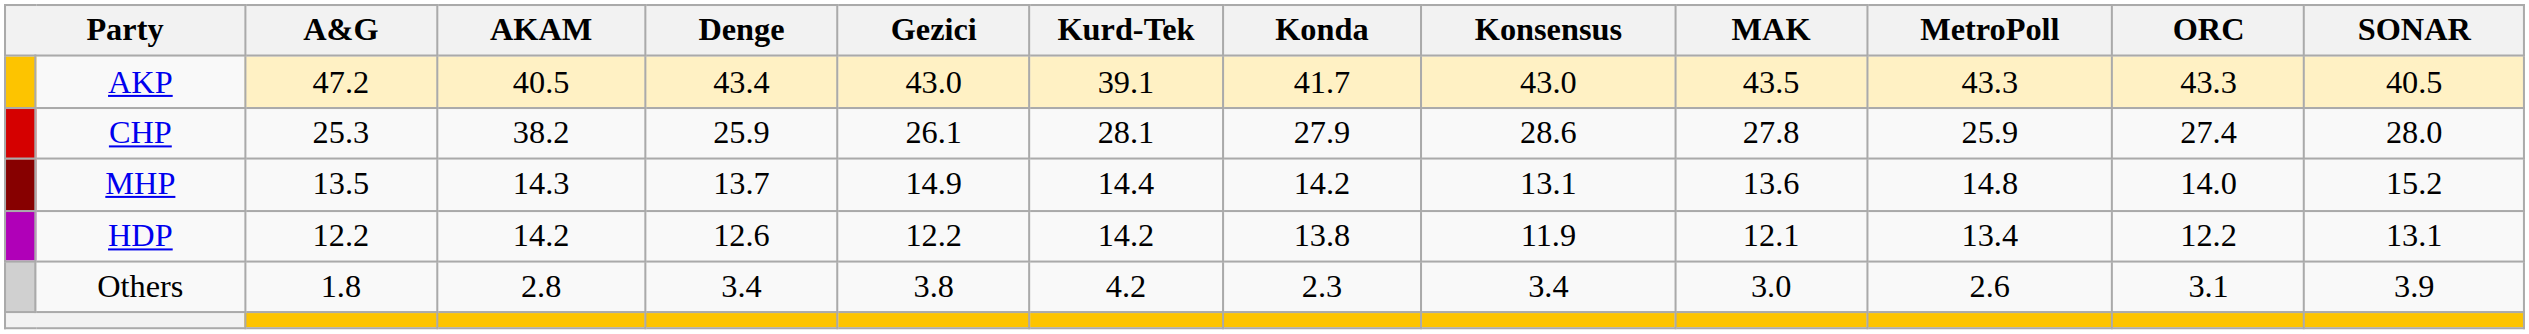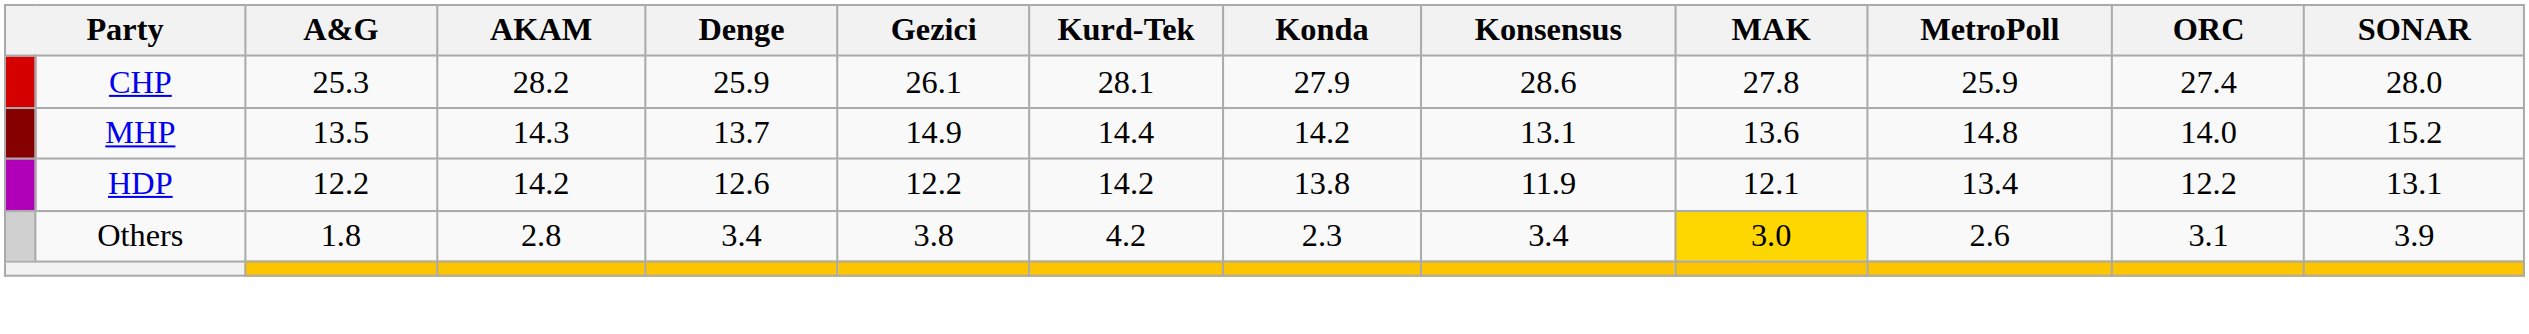- row: (140, 81)
(541, 132) 38.2 -> (541, 81) 28.2
(1771, 286) no background -> (1771, 235) gold background
